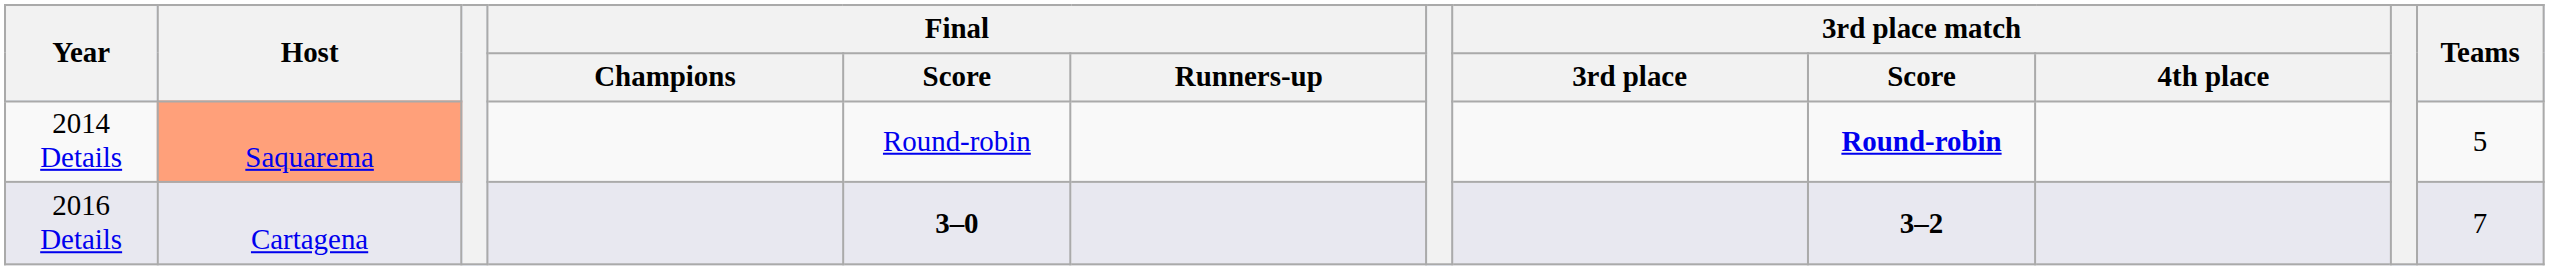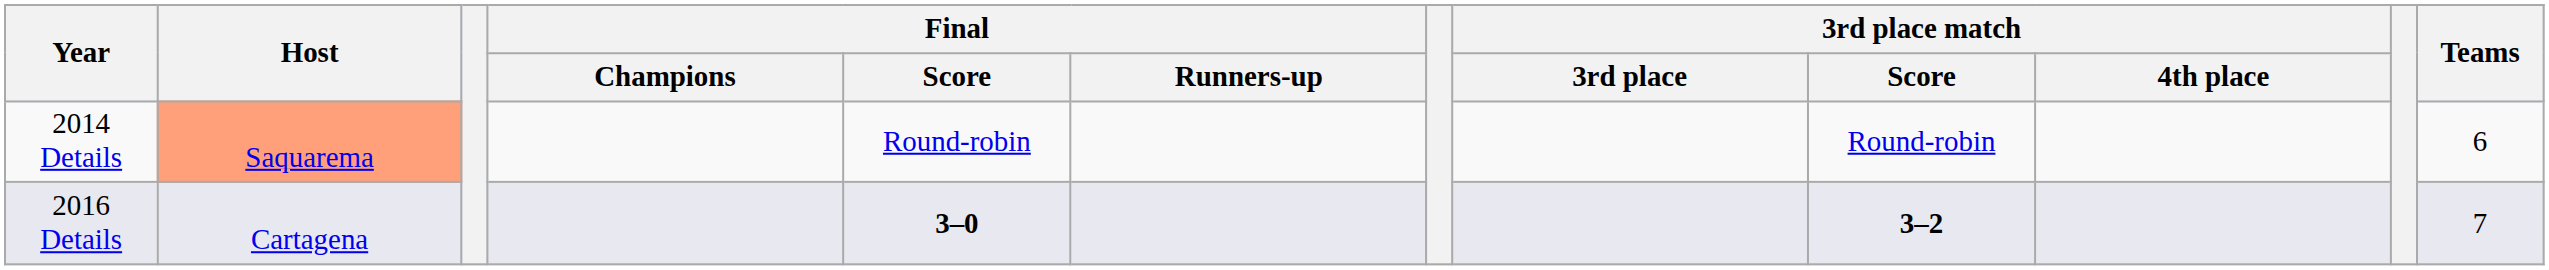(1922, 141) bold -> (1922, 141) normal
(2480, 141) 5 -> (2480, 141) 6
